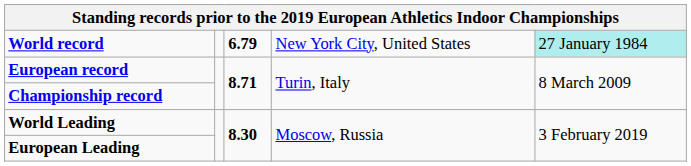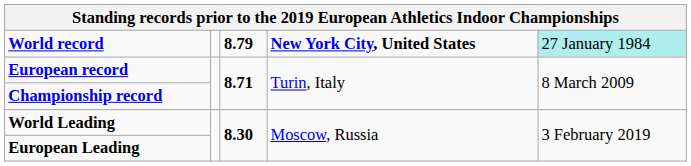(243, 43) 6.79 -> (238, 43) 8.79
(373, 43) normal -> (373, 43) bold
